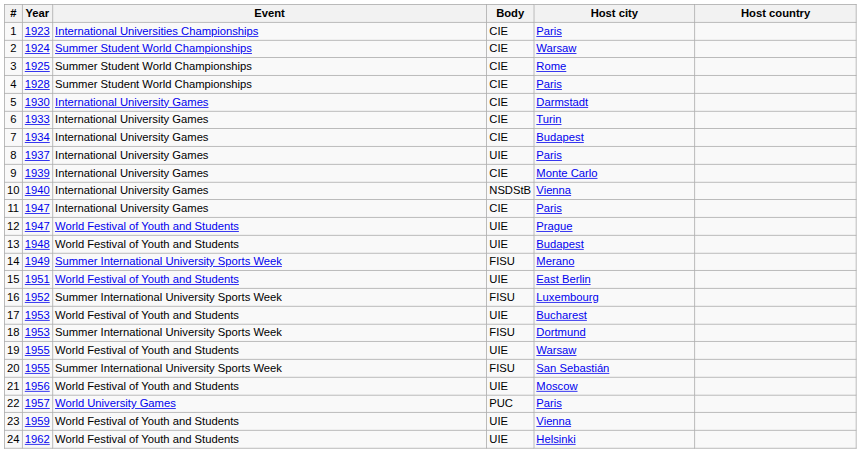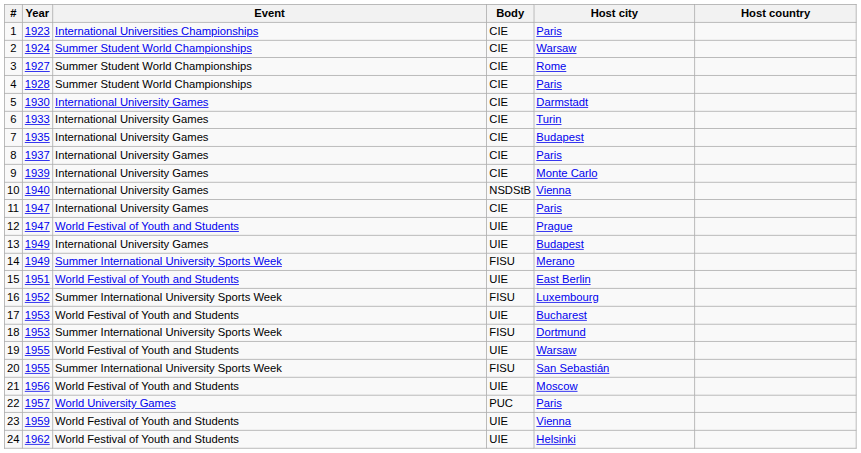(37, 67) 1925 -> (37, 67) 1927
(37, 138) 1934 -> (37, 138) 1935
(499, 156) UIE -> (499, 156) CIE
(37, 244) 1948 -> (37, 244) 1949
(147, 244) World Festival of Youth and Students -> (132, 244) International University Games
